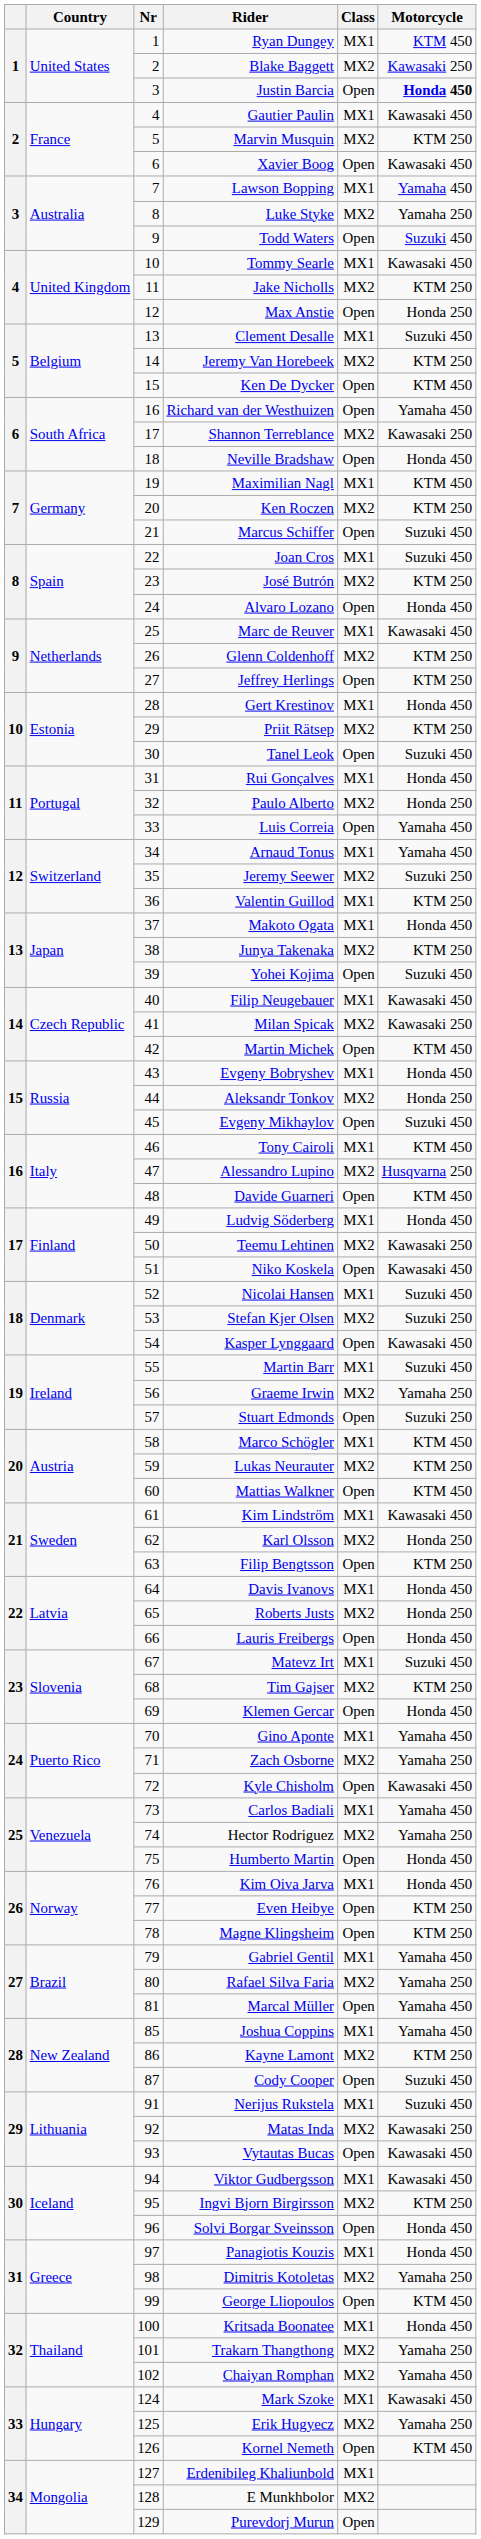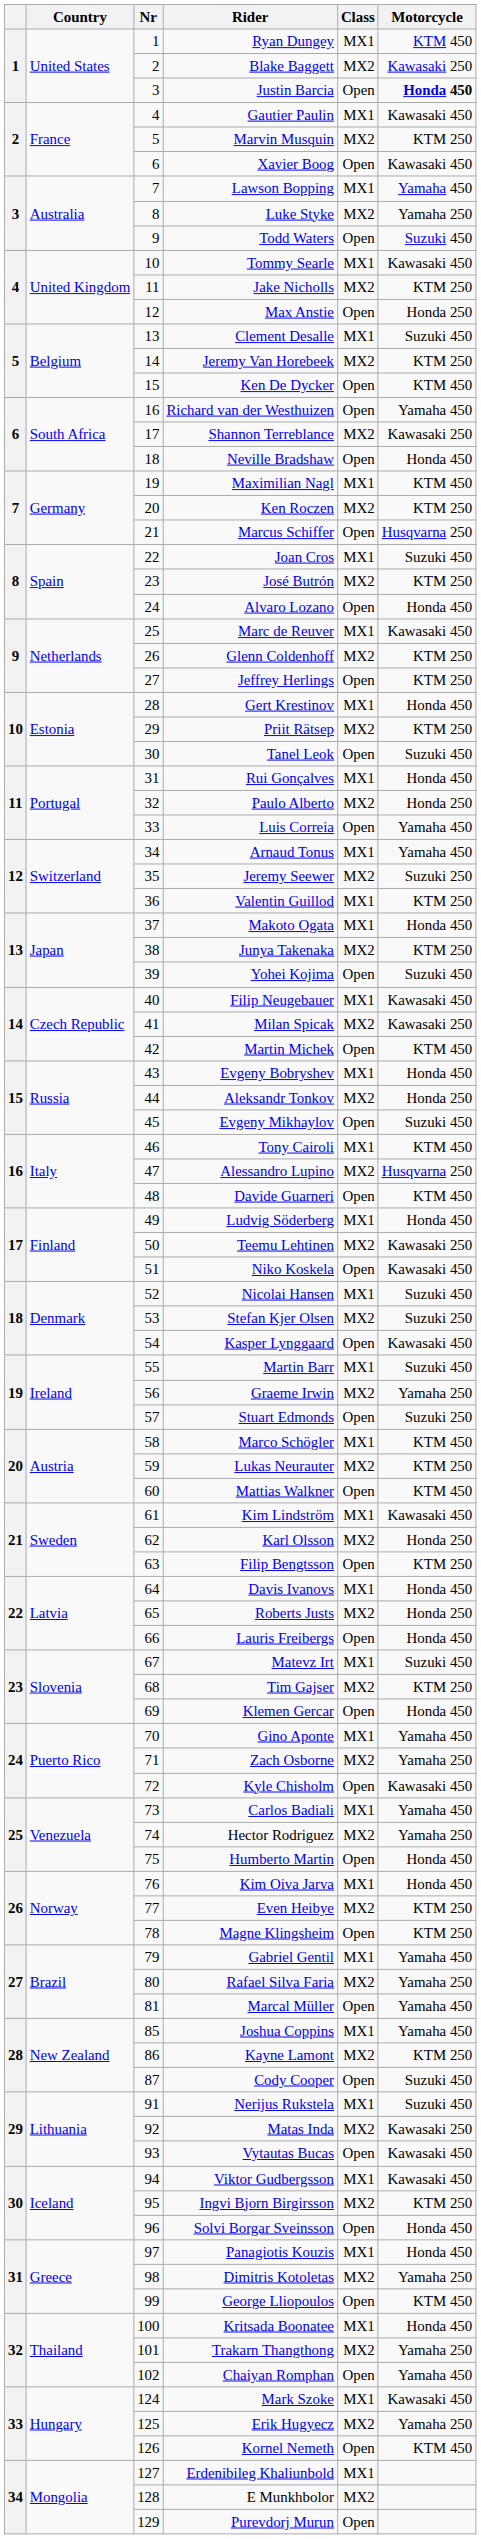(439, 532) Suzuki 450 -> (427, 532) Husqvarna 250
(359, 1908) Open -> (359, 1908) MX2
(359, 2374) MX2 -> (359, 2374) Open
